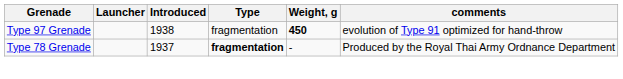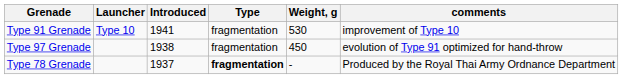+ row: (49, 30)
(298, 30) bold -> (298, 47) normal
